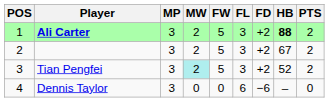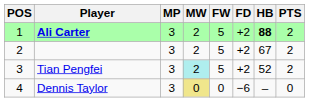- column: (243, 13)
(196, 87) no background -> (196, 87) khaki background
